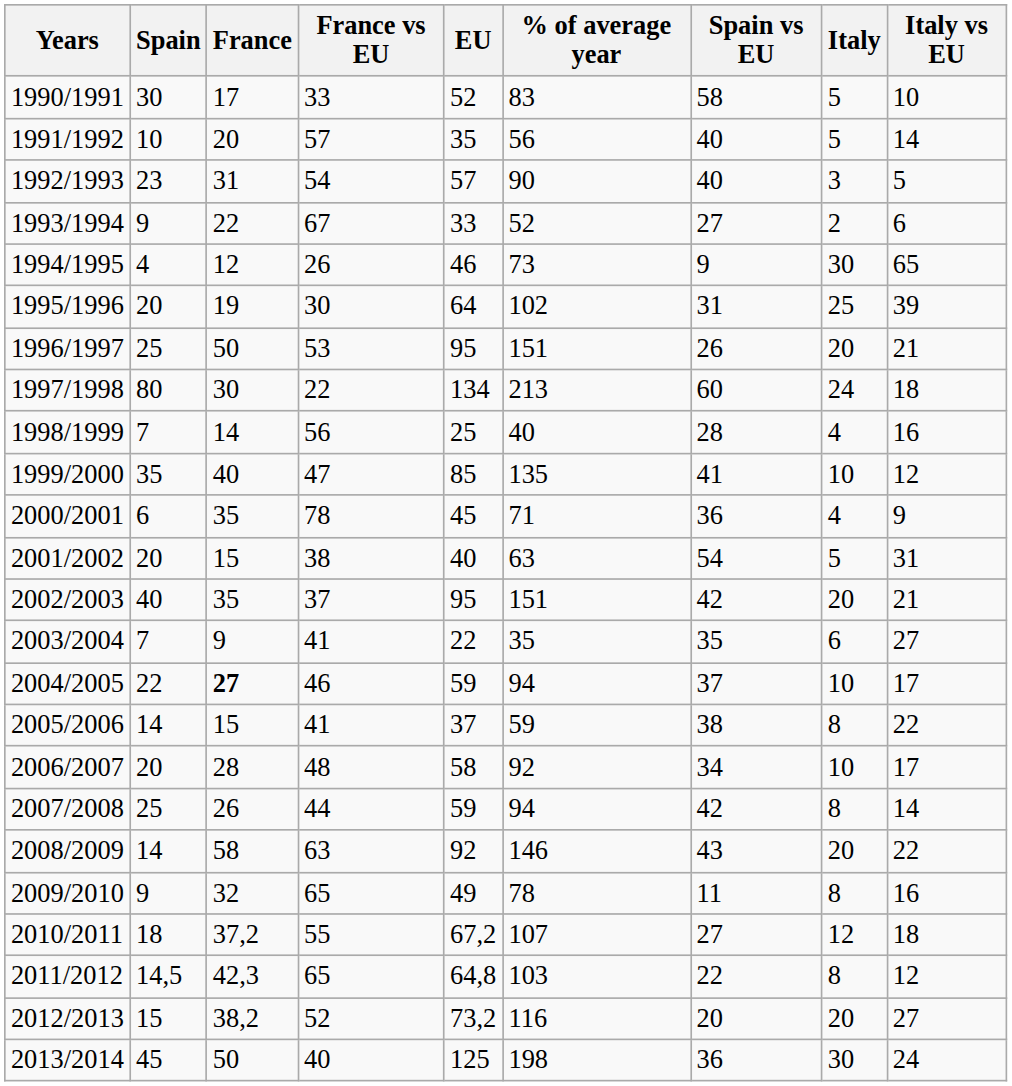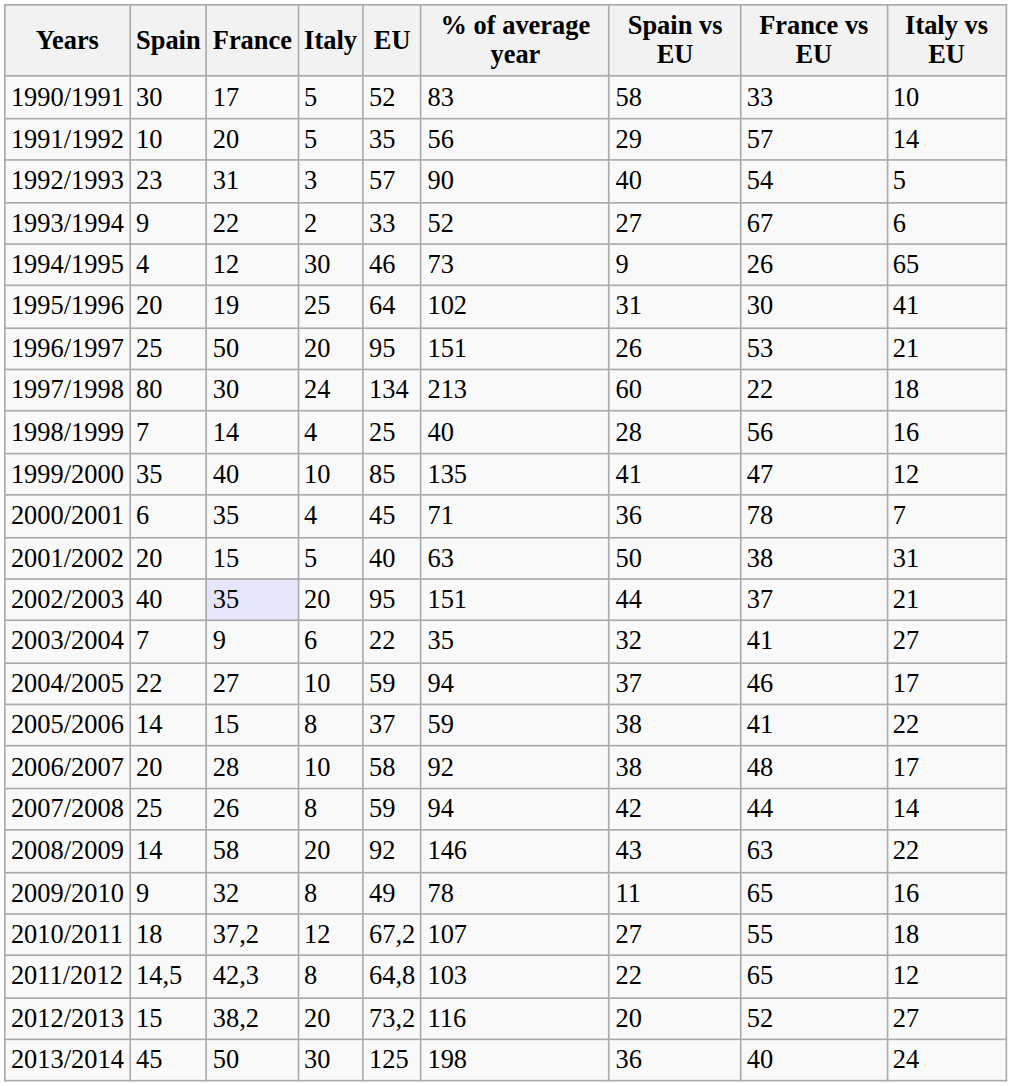columns swapped: (854, 40) <-> (371, 40)
(710, 138) 40 -> (629, 138) 29
(906, 306) 39 -> (906, 306) 41
(899, 515) 9 -> (899, 515) 7
(710, 557) 54 -> (629, 557) 50
(226, 599) no background -> (226, 599) lavender background
(710, 599) 42 -> (629, 599) 44
(710, 641) 35 -> (629, 641) 32
(226, 683) bold -> (226, 683) normal
(710, 766) 34 -> (629, 766) 38
